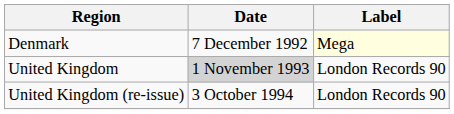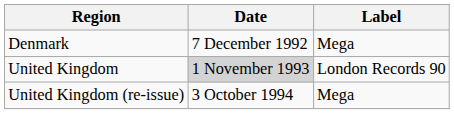(336, 43) lightyellow background -> (336, 43) no background
(381, 95) London Records 90 -> (336, 95) Mega
